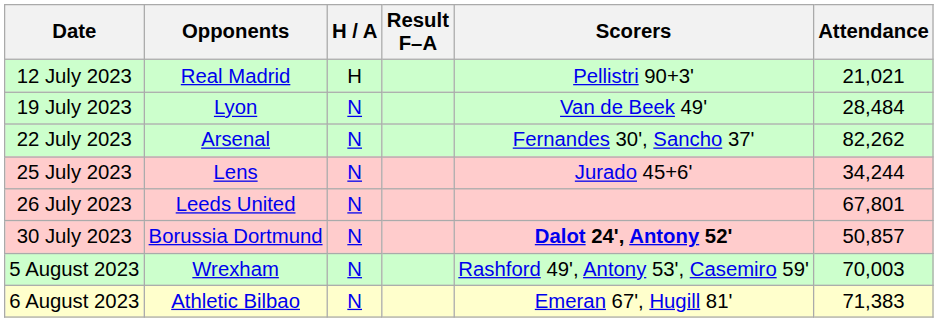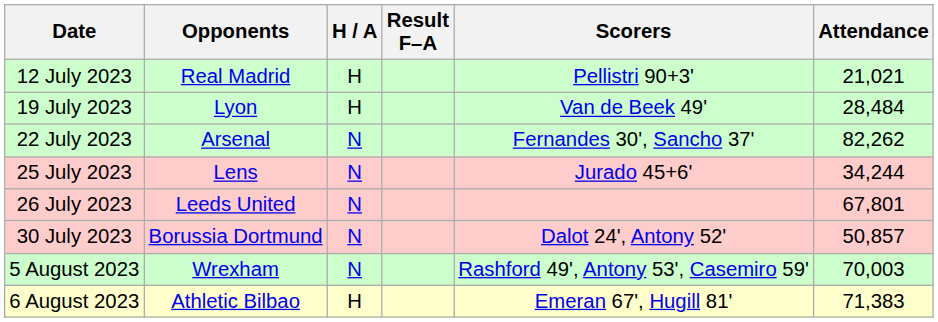(355, 107) N -> (355, 107) H
(634, 236) bold -> (634, 236) normal
(355, 301) N -> (355, 301) H
